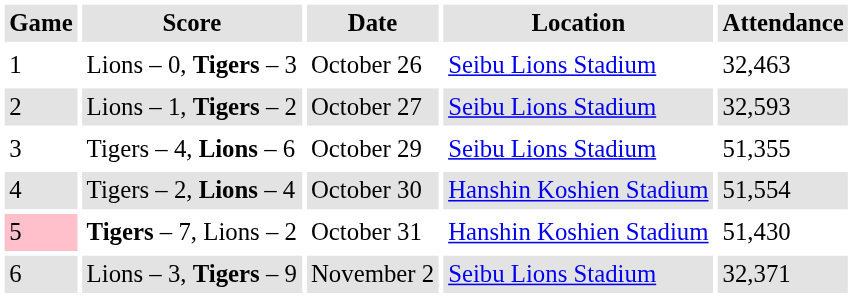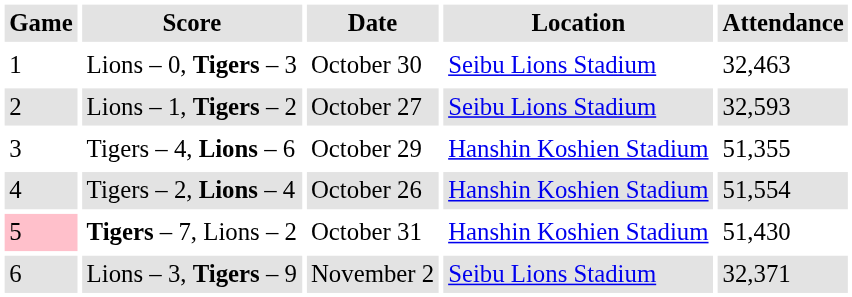(366, 64) October 26 -> (366, 64) October 30
(552, 148) Seibu Lions Stadium -> (578, 148) Hanshin Koshien Stadium
(366, 190) October 30 -> (366, 190) October 26
